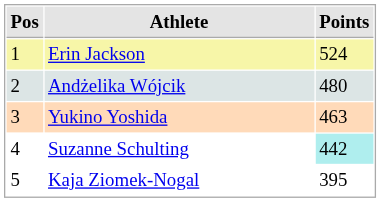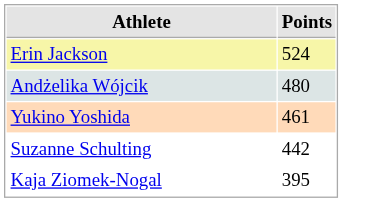- column: (25, 21)
(333, 117) 463 -> (296, 117) 461
(333, 148) paleturquoise background -> (296, 148) no background
